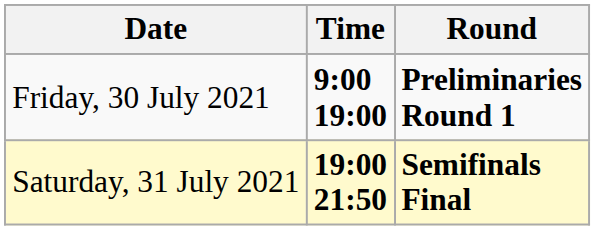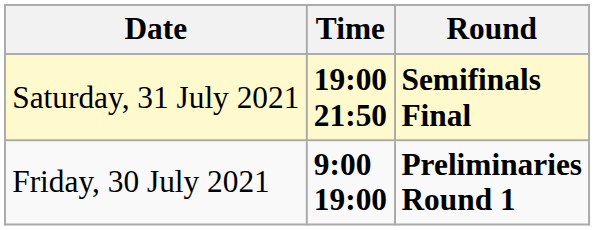rows swapped: (141, 96) <-> (156, 181)
